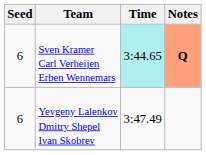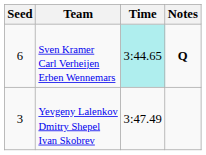(183, 55) lightsalmon background -> (183, 55) no background
(20, 118) 6 -> (20, 118) 3
